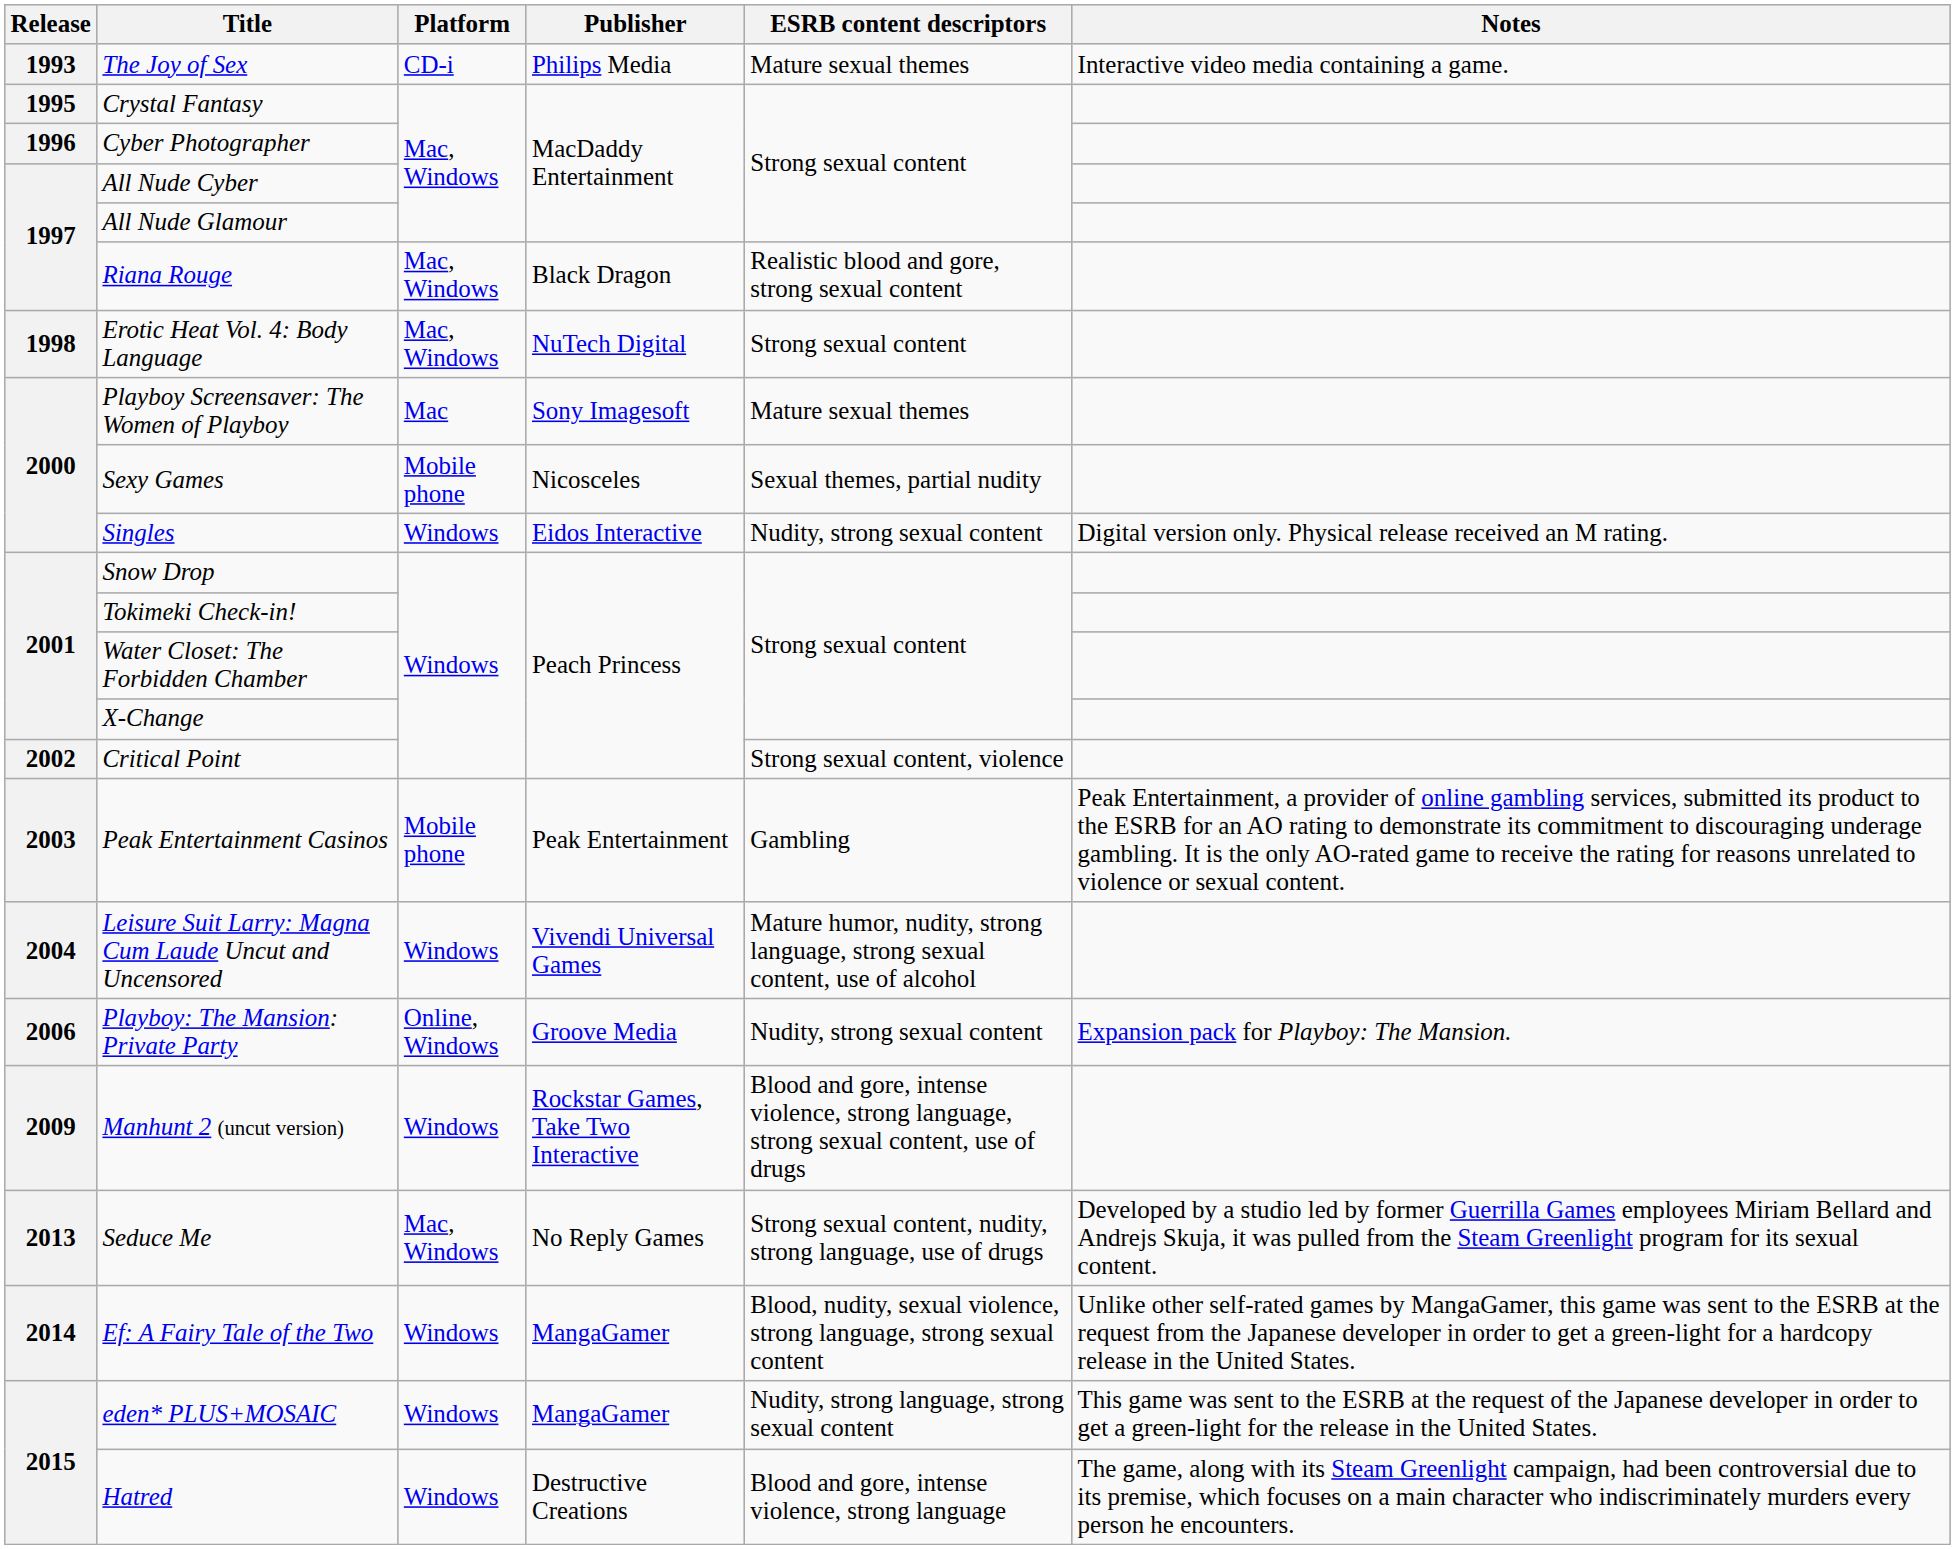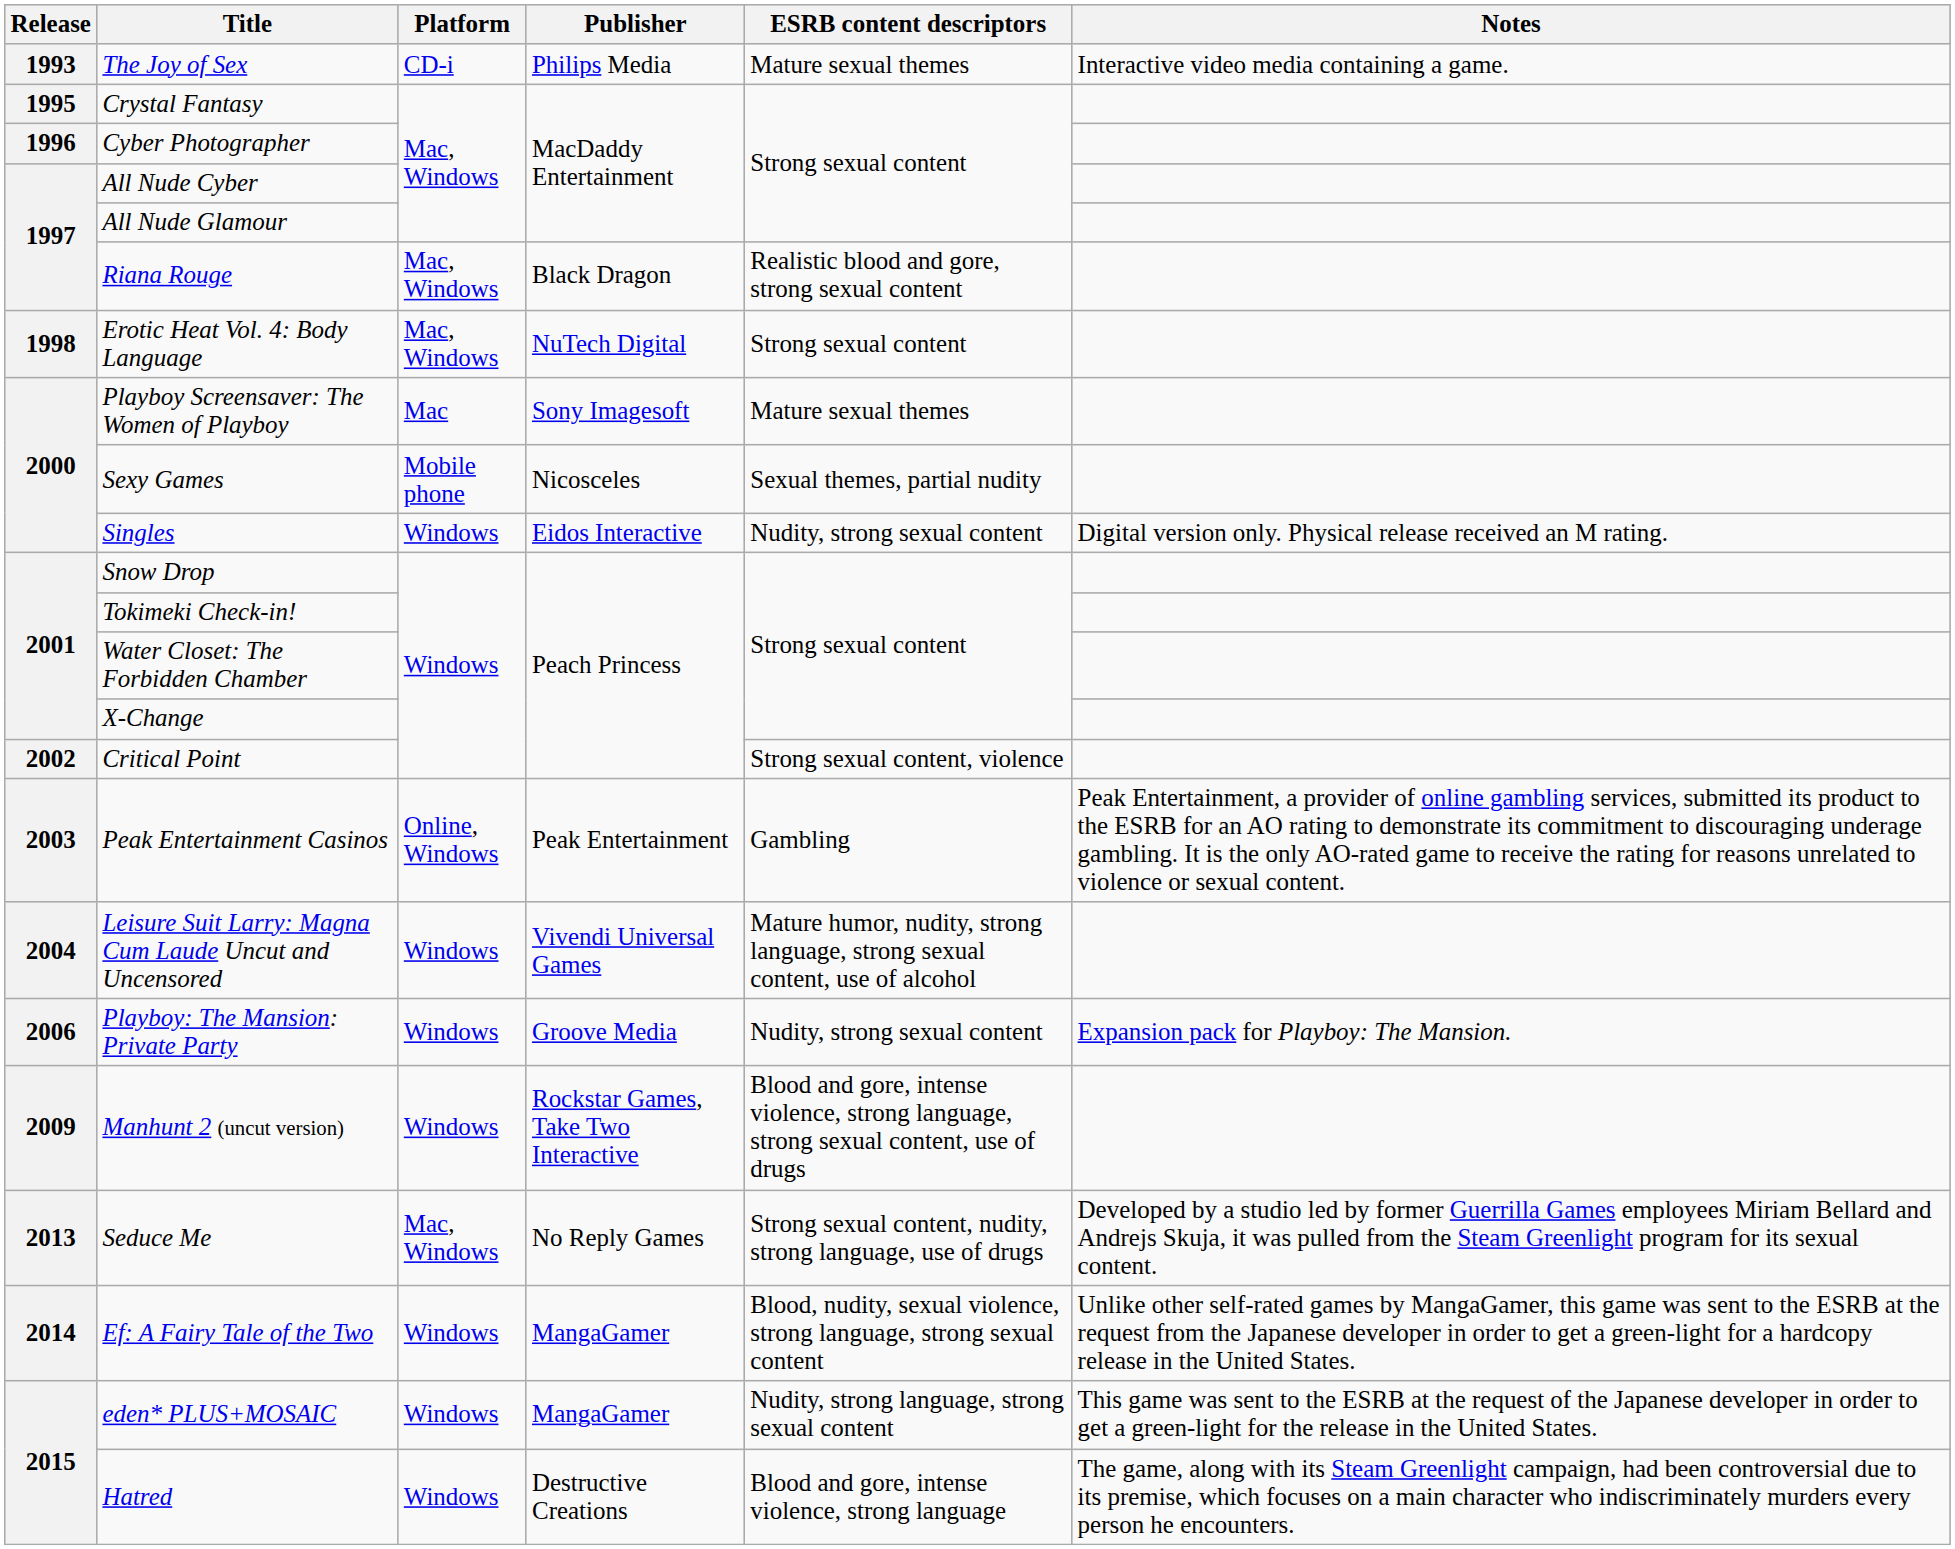(440, 840) Mobile phone -> (451, 840) Online, Windows
(451, 1031) Online, Windows -> (451, 1031) Windows
